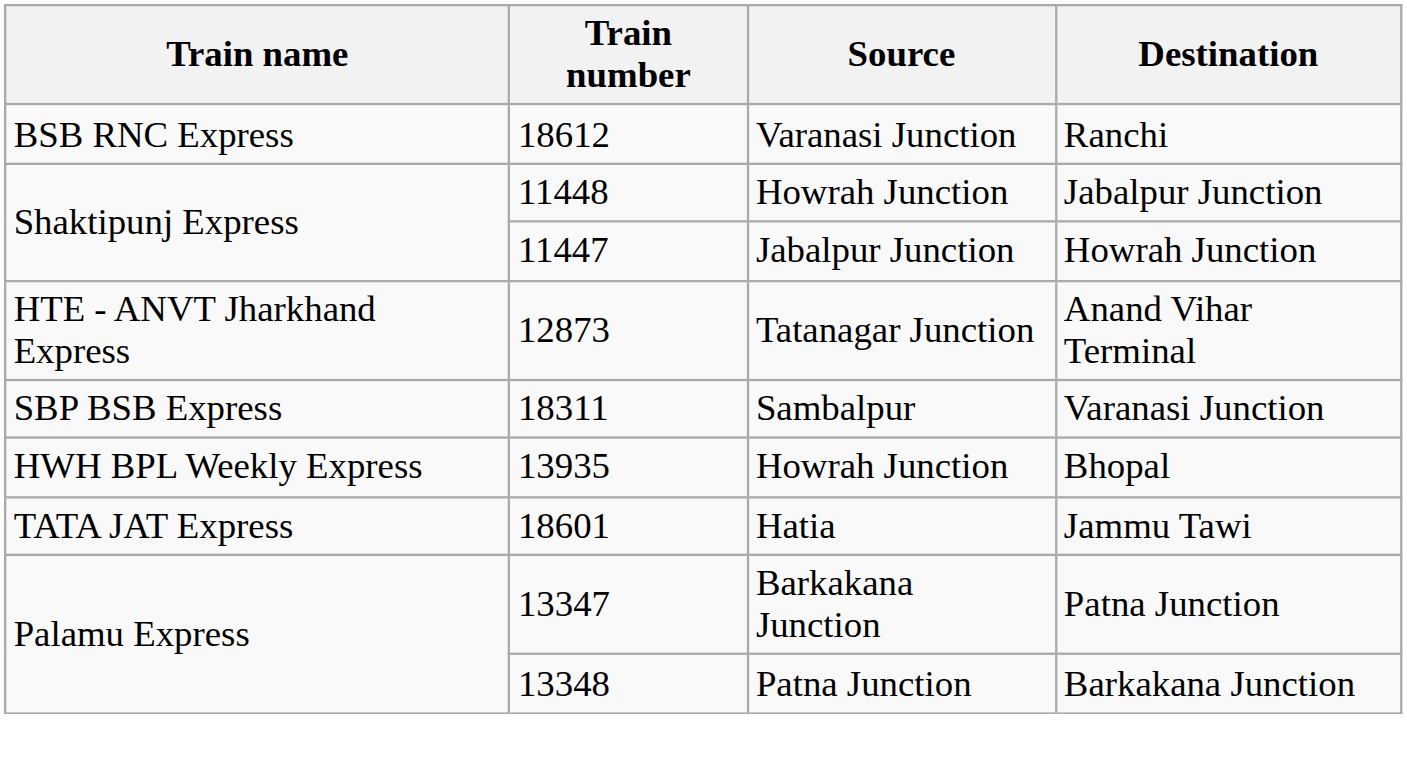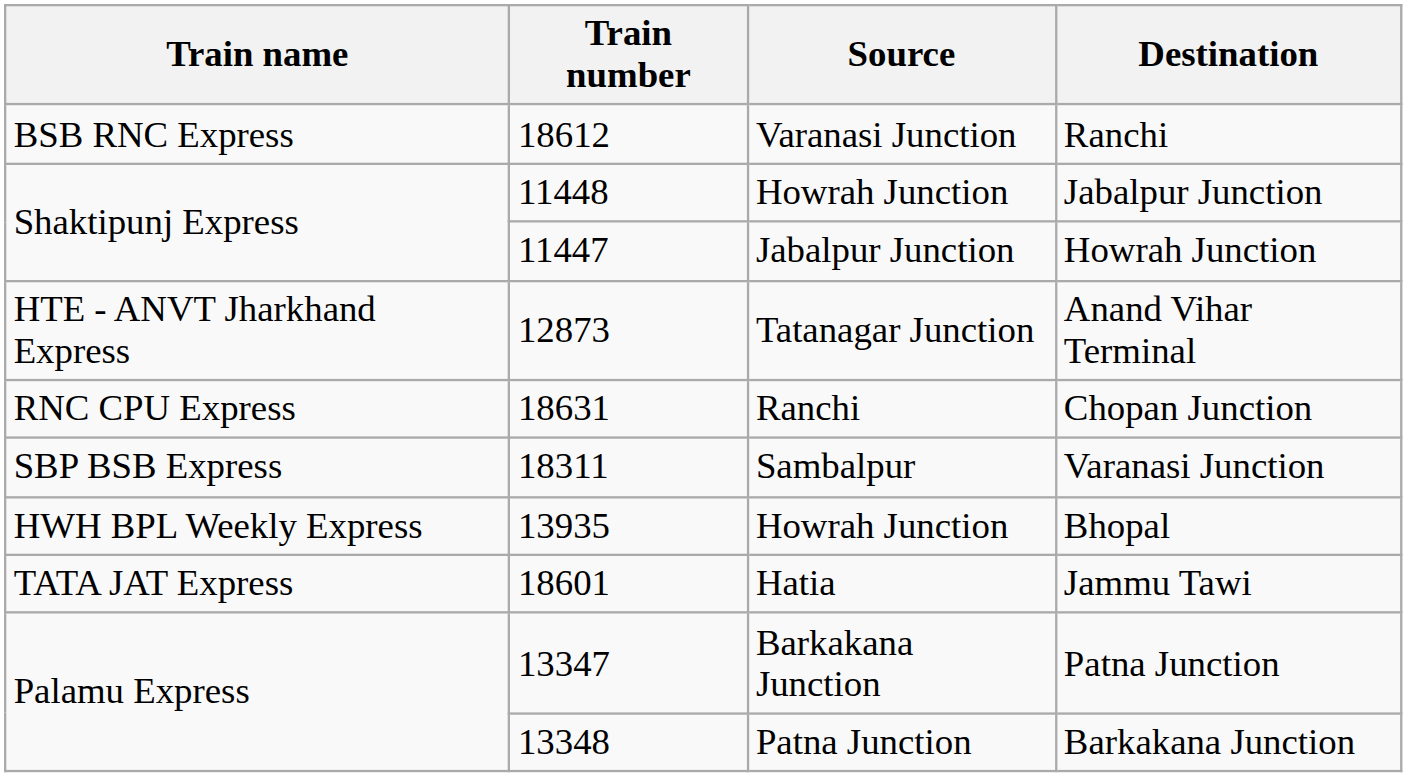+ row: (1188, 408)
